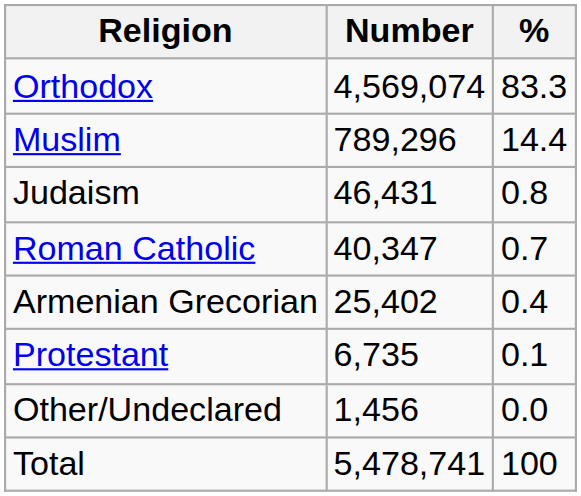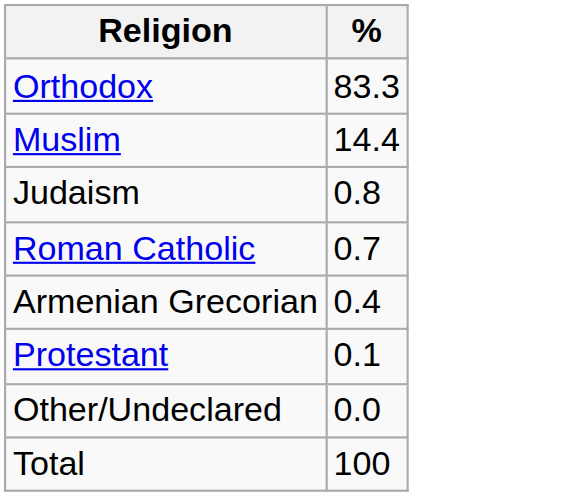- column: (409, 31)
